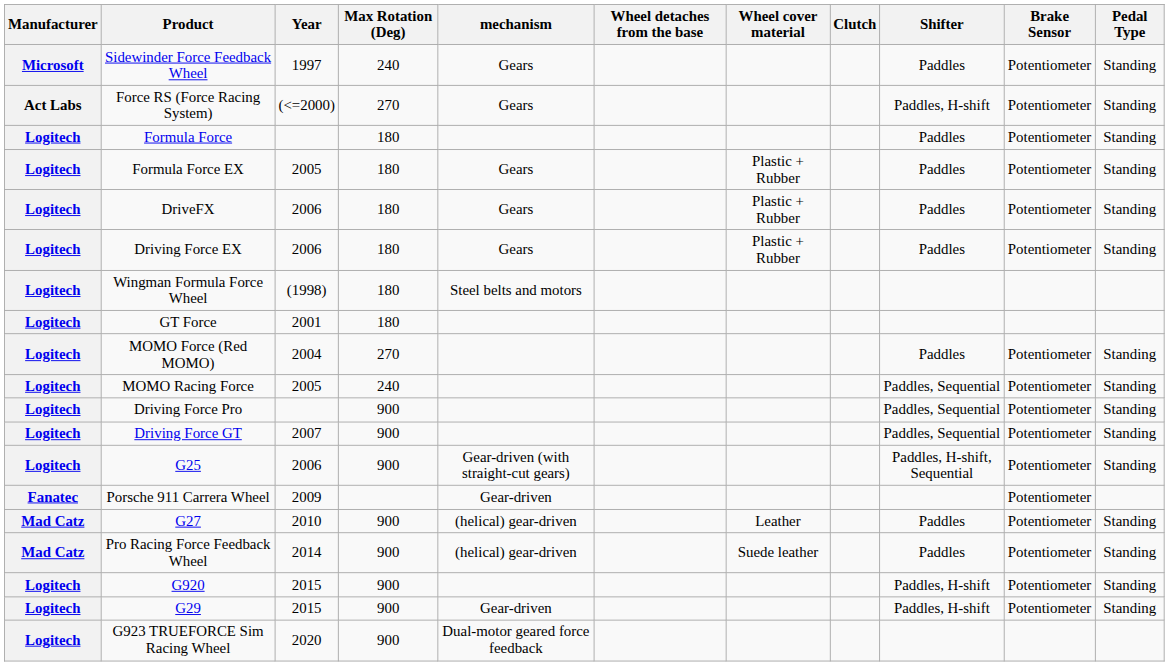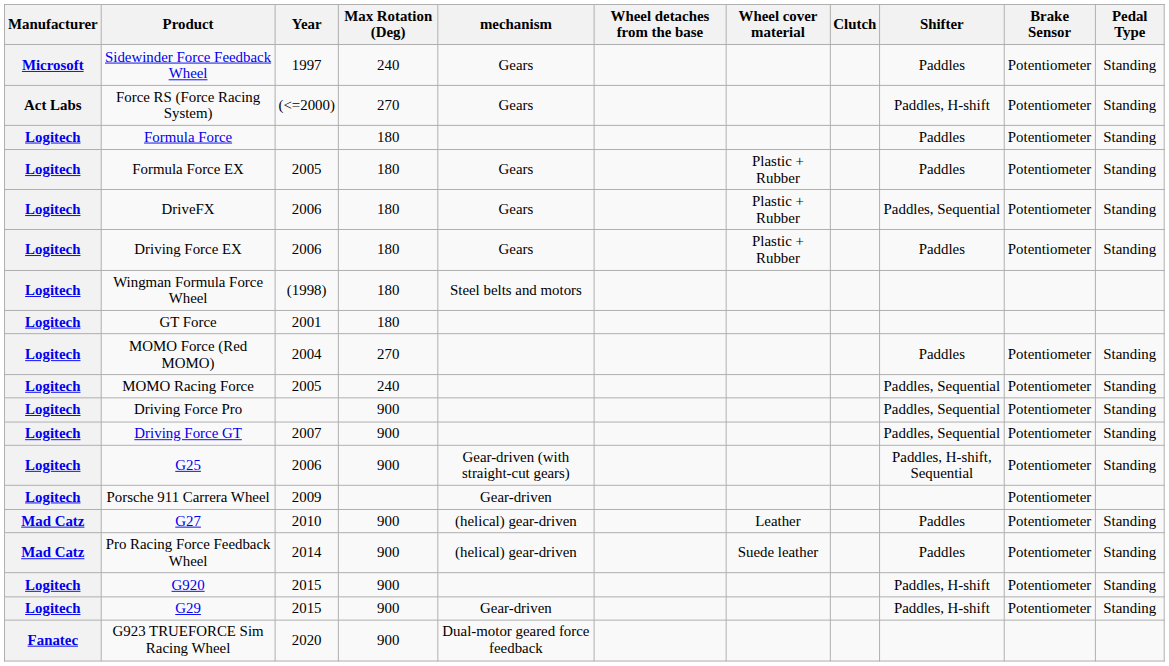(942, 209) Paddles -> (942, 209) Paddles, Sequential
(53, 497) Fanatec -> (53, 497) Logitech
(53, 640) Logitech -> (53, 640) Fanatec
